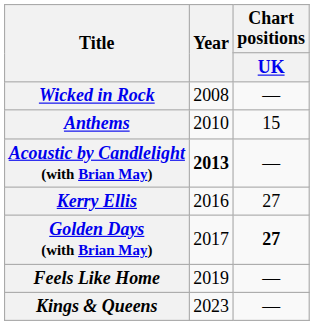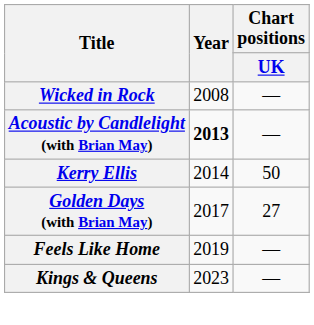- row: (97, 124)
(211, 201) 2016 -> (211, 172) 2014
(271, 201) 27 -> (271, 172) 50
(271, 239) bold -> (271, 211) normal
